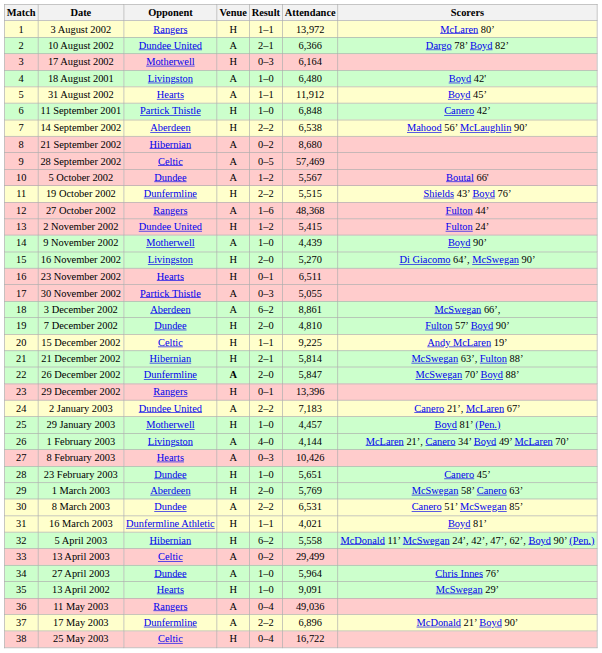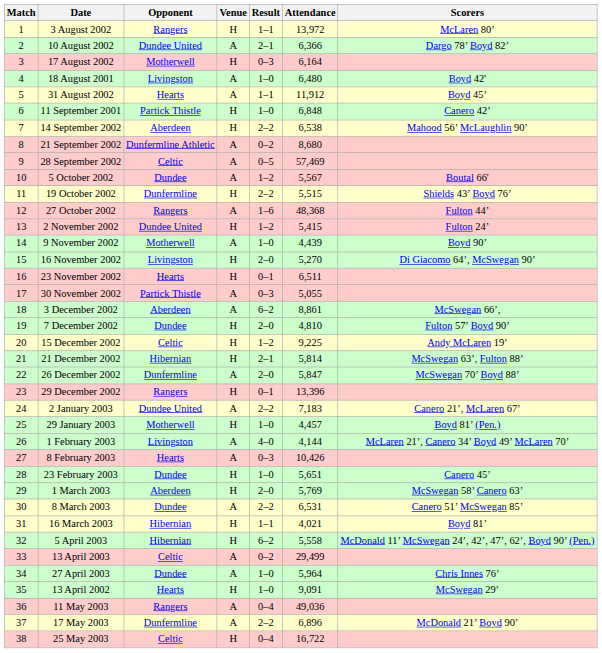(170, 144) Hibernian -> (170, 144) Dunfermline Athletic
(266, 342) 1–1 -> (266, 342) 1–2
(233, 375) bold -> (233, 375) normal
(170, 524) Dunfermline Athletic -> (170, 524) Hibernian
